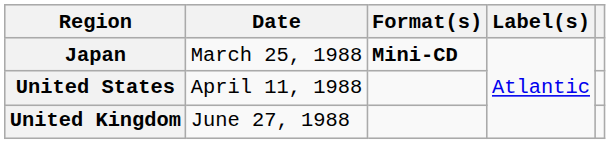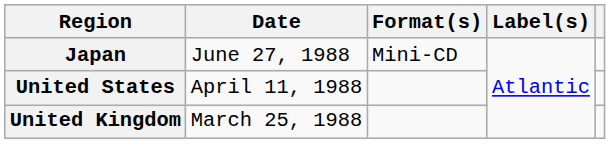(277, 55) March 25, 1988 -> (270, 55) June 27, 1988
(415, 55) bold -> (415, 55) normal
(270, 121) June 27, 1988 -> (277, 121) March 25, 1988
